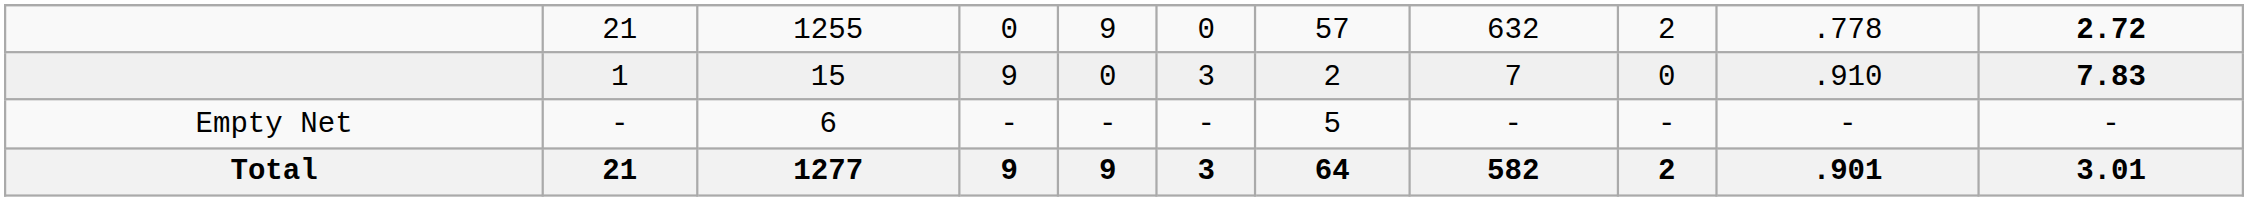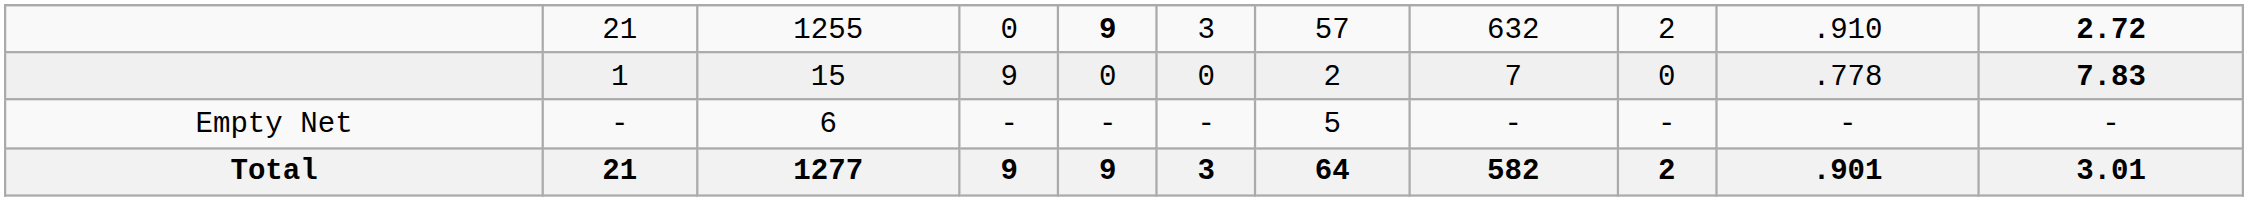(1108, 29) normal -> (1108, 29) bold
(1206, 29) 0 -> (1206, 29) 3
(1848, 29) .778 -> (1848, 29) .910
(1206, 76) 3 -> (1206, 76) 0
(1848, 76) .910 -> (1848, 76) .778
